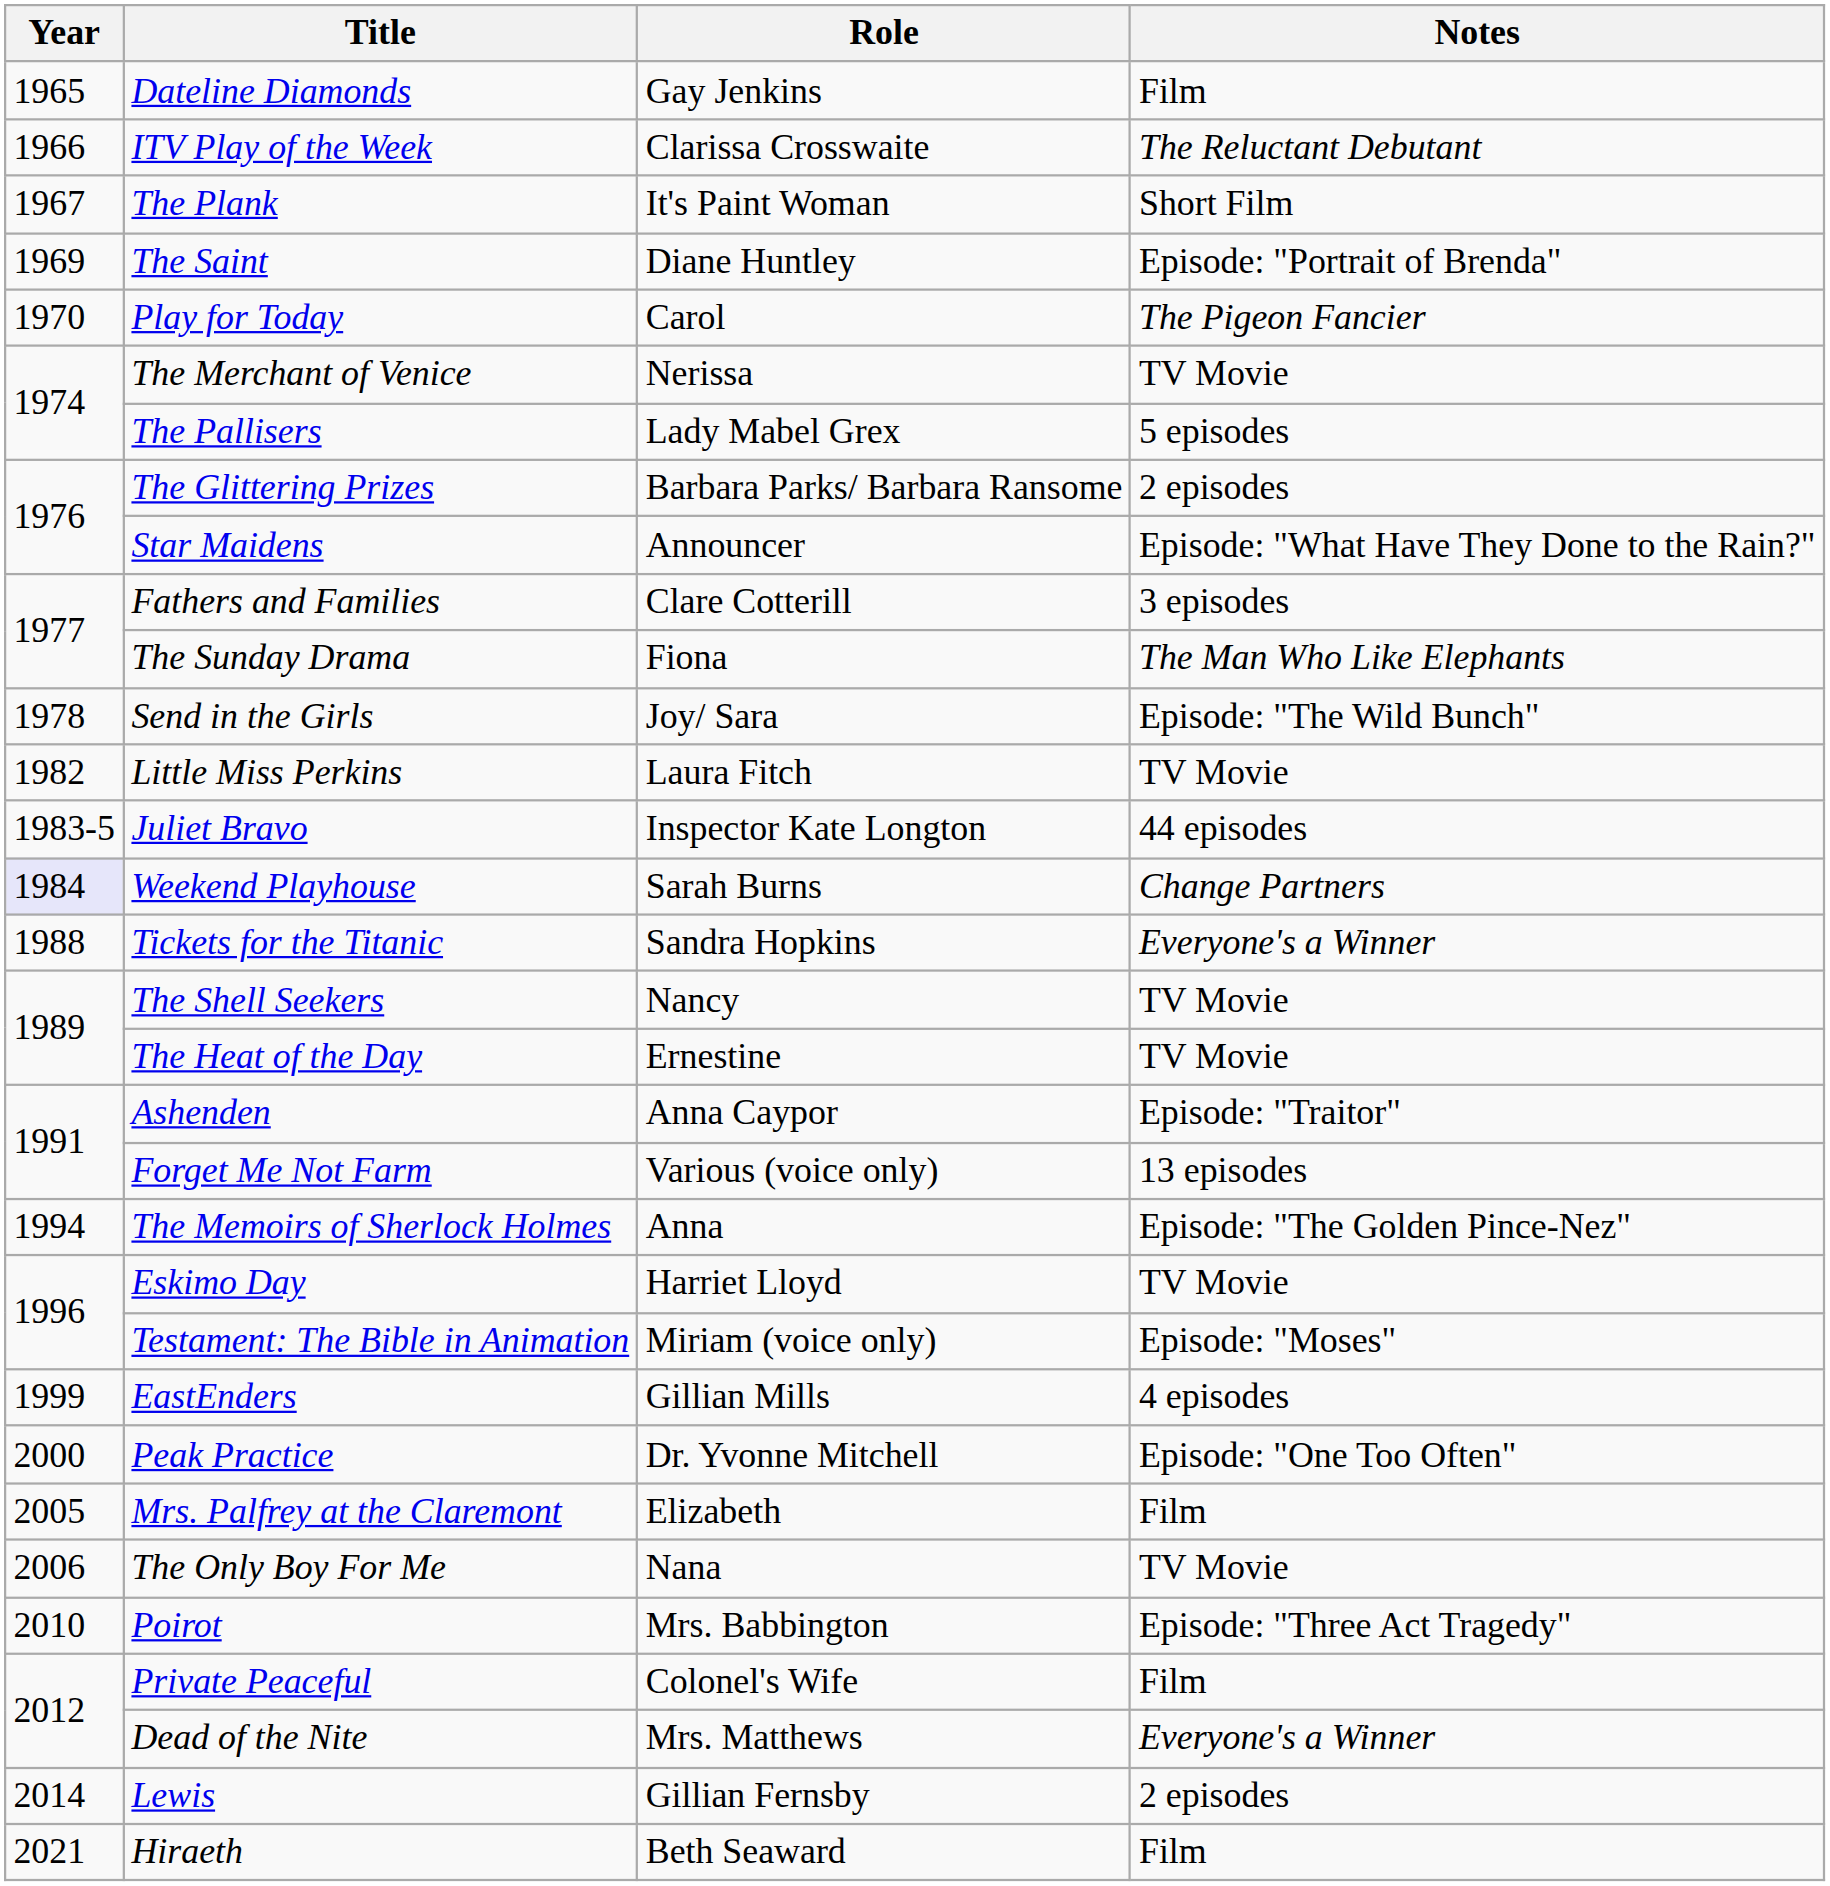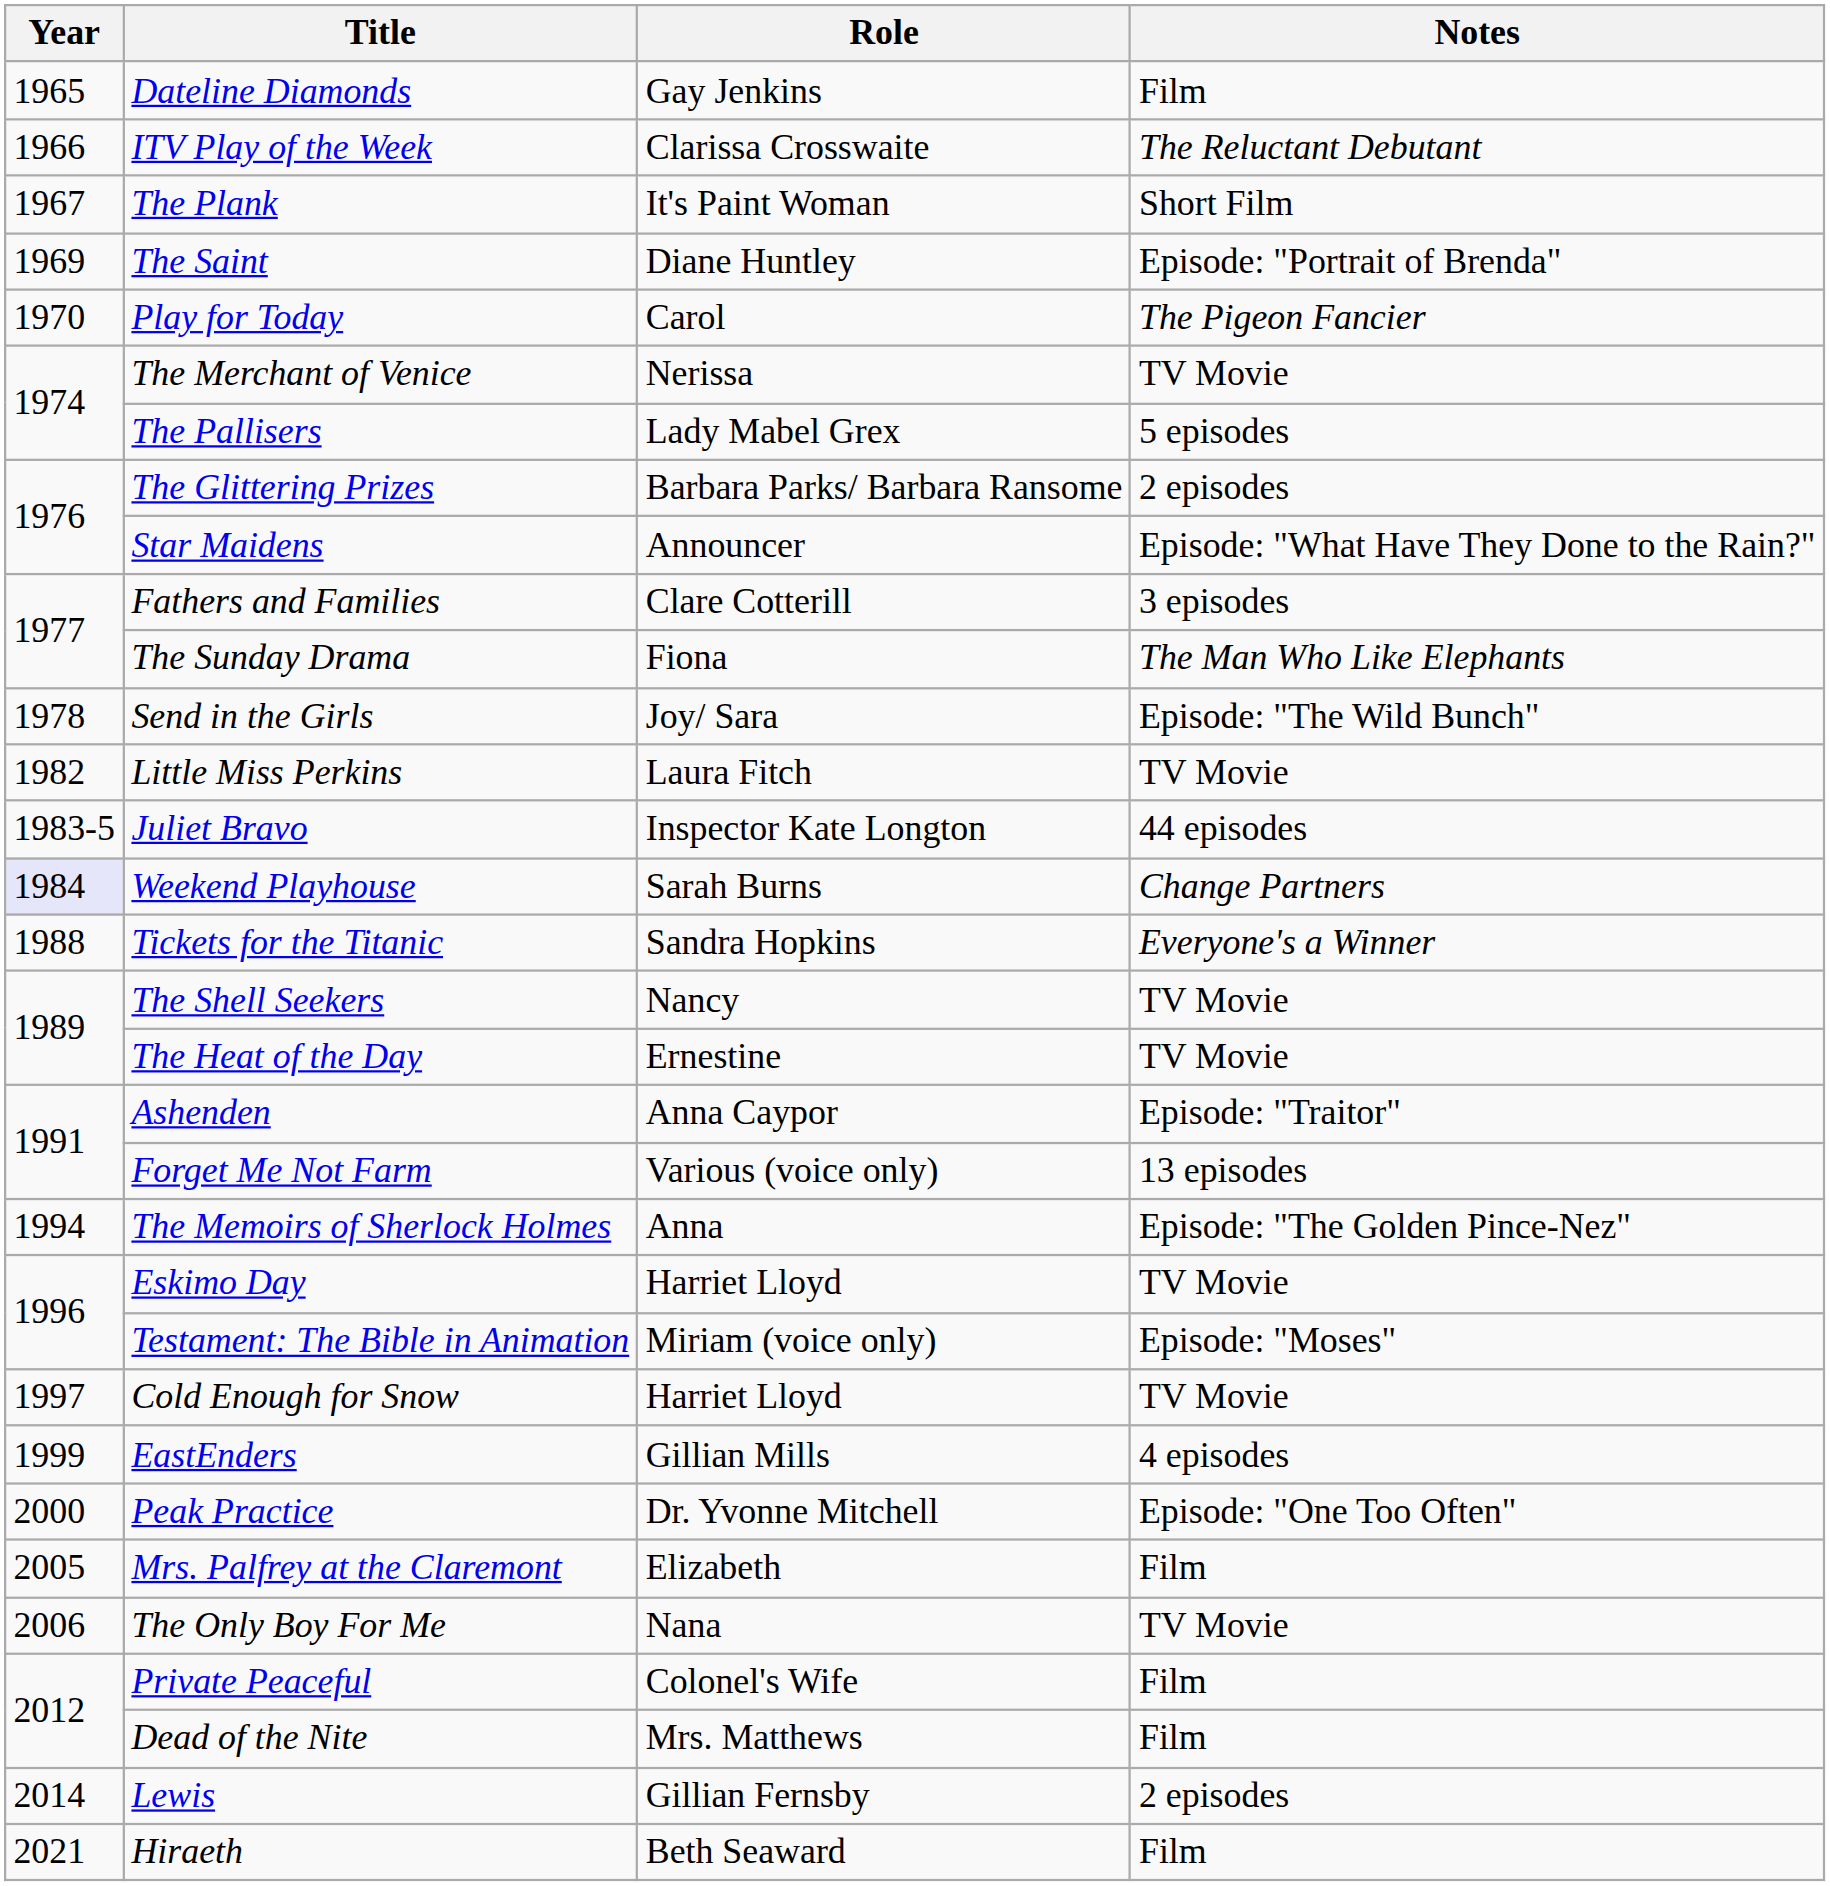+ row: (295, 1397)
- row: (177, 1624)
(1287, 1738) Everyone's a Winner -> (1173, 1738) Film
